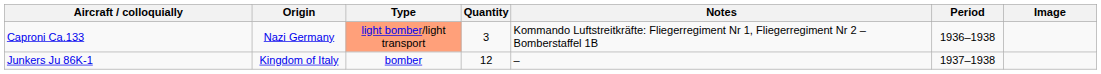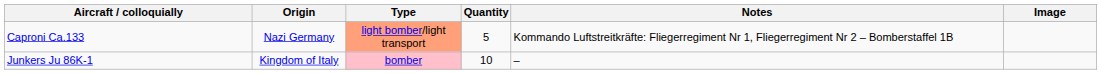- column: (968, 13)
(486, 36) 3 -> (486, 36) 5
(403, 60) no background -> (403, 60) pink background
(486, 60) 12 -> (486, 60) 10
